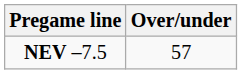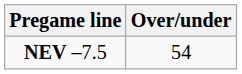(181, 52) 57 -> (181, 52) 54
